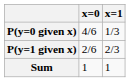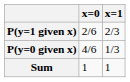rows swapped: (42, 31) <-> (42, 49)
